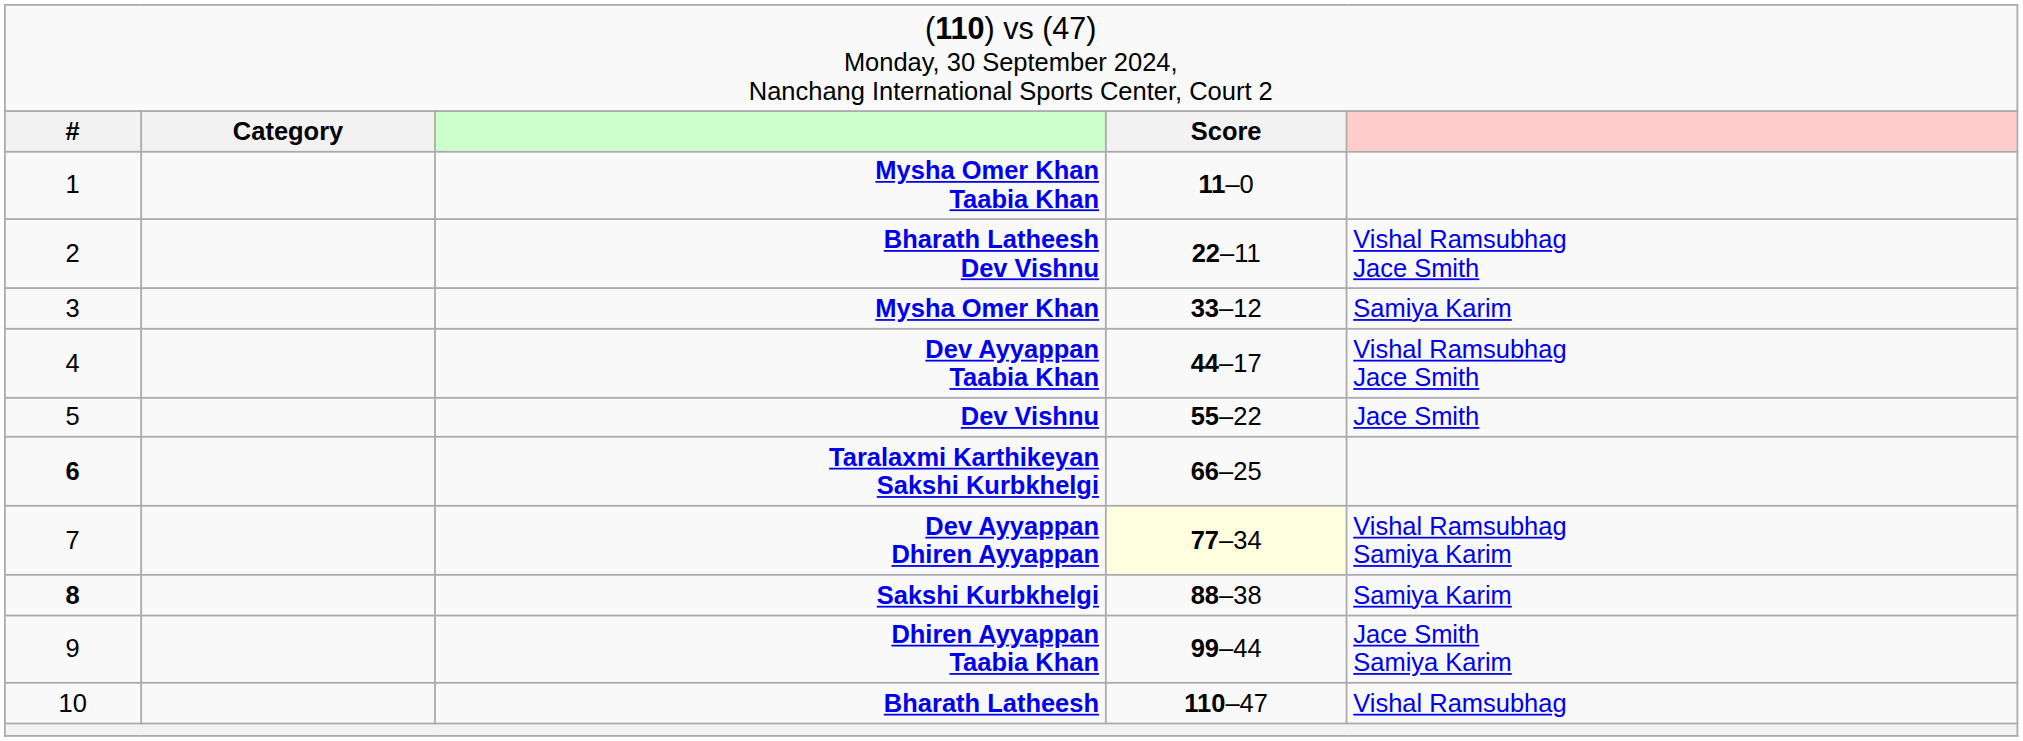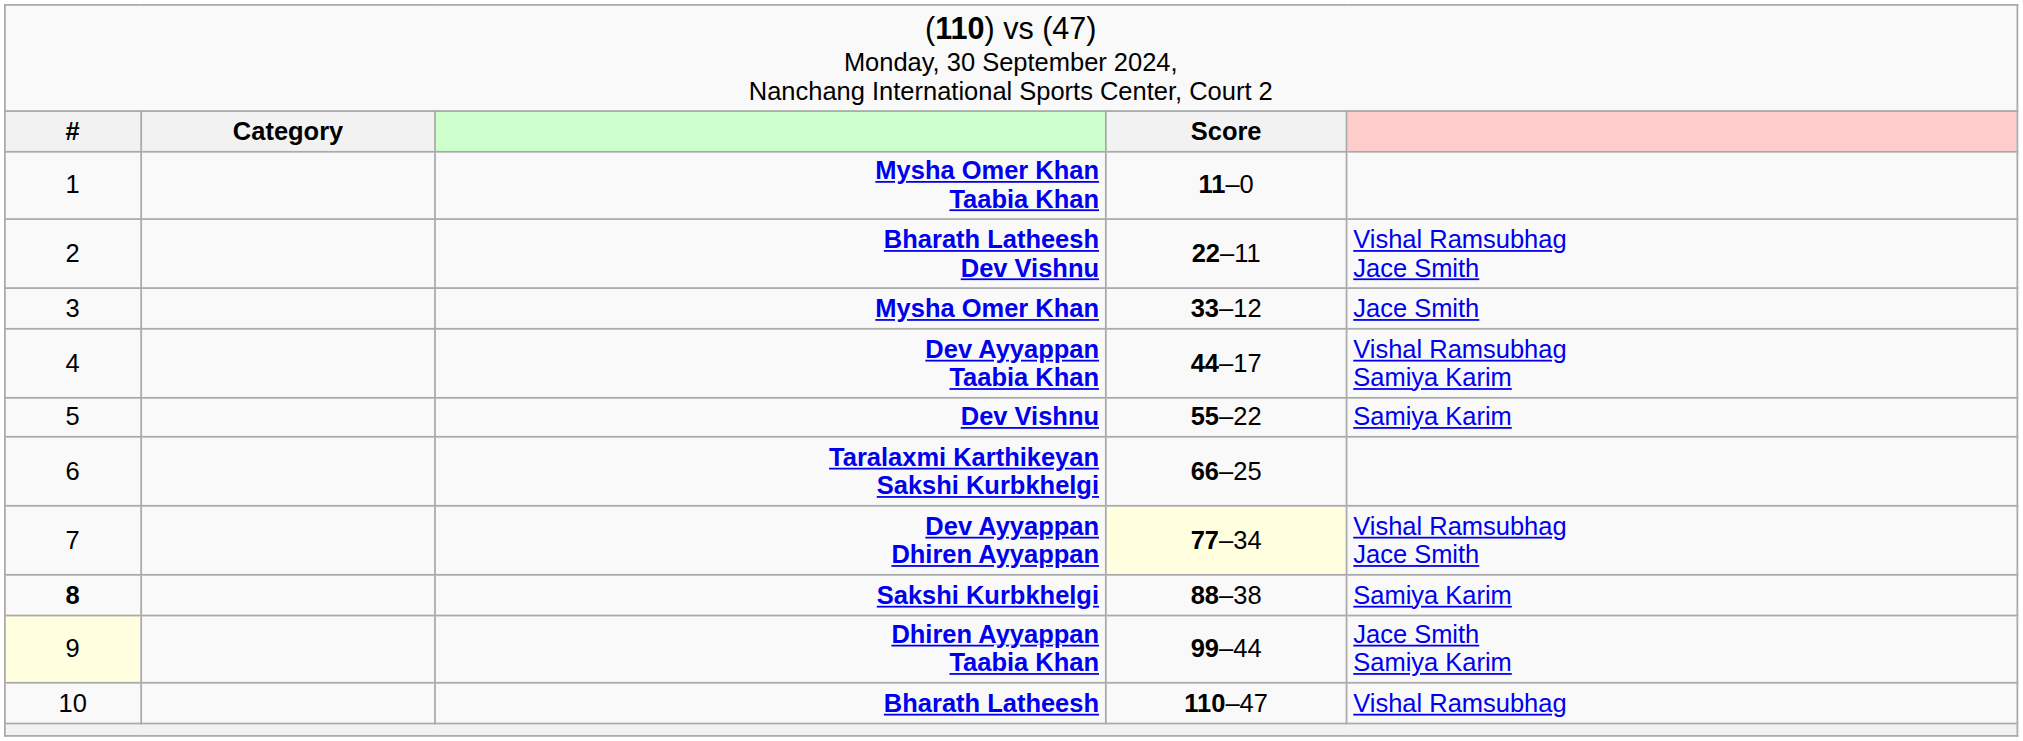(1433, 309) Samiya Karim -> (1416, 309) Jace Smith
(1460, 363) Vishal Ramsubhag Jace Smith -> (1460, 363) Vishal Ramsubhag Samiya Karim
(1416, 417) Jace Smith -> (1433, 417) Samiya Karim
(73, 472) bold -> (73, 472) normal
(1460, 540) Vishal Ramsubhag Samiya Karim -> (1460, 540) Vishal Ramsubhag Jace Smith
(73, 649) no background -> (73, 649) lightyellow background
